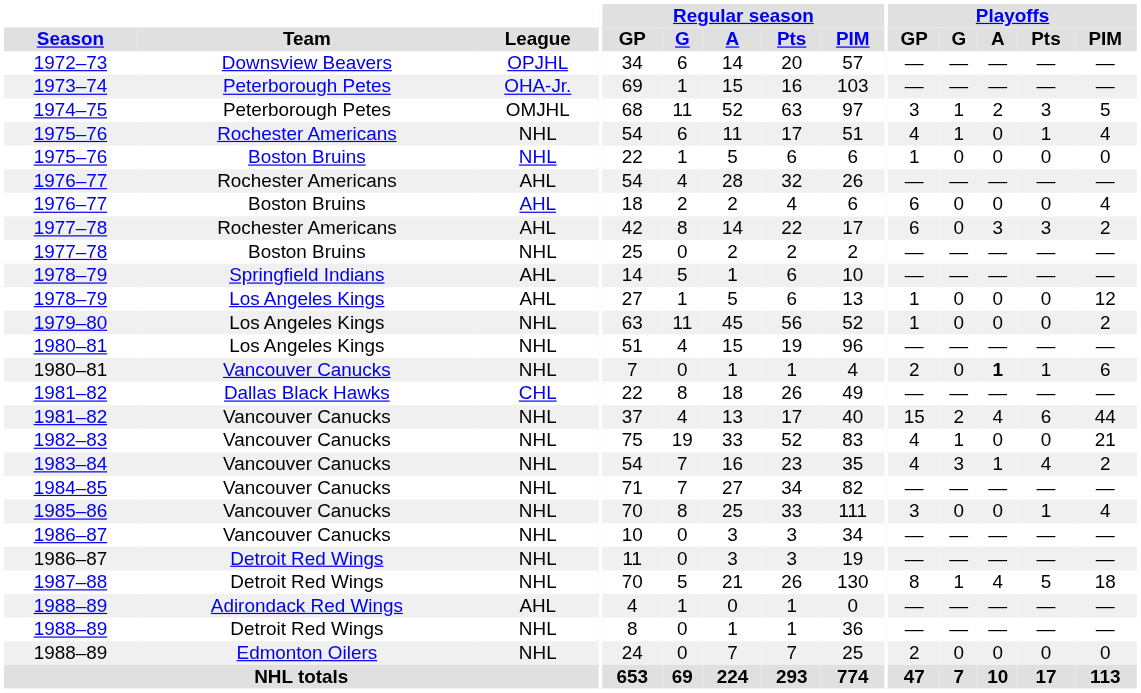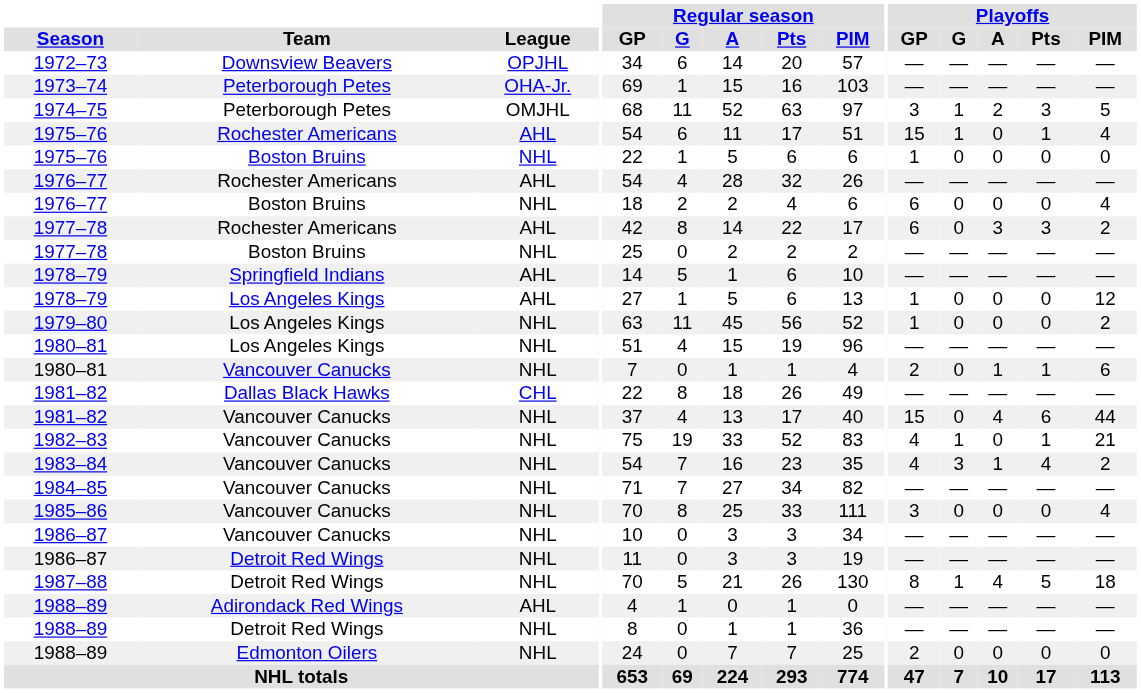(538, 133) NHL -> (538, 133) AHL
(914, 133) 4 -> (914, 133) 15
(538, 204) AHL -> (538, 204) NHL
(998, 369) bold -> (998, 369) normal
(959, 416) 2 -> (959, 416) 0
(1046, 440) 0 -> (1046, 440) 1
(1046, 511) 1 -> (1046, 511) 0
